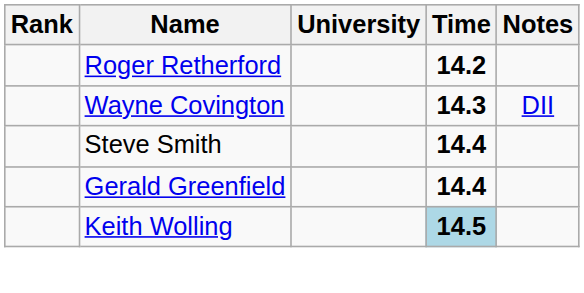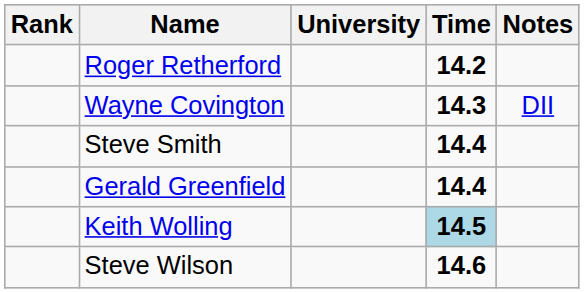+ row: (159, 266)
